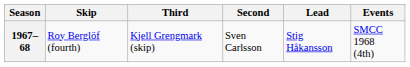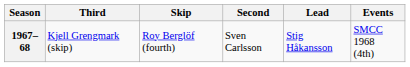columns swapped: (86, 12) <-> (175, 12)
